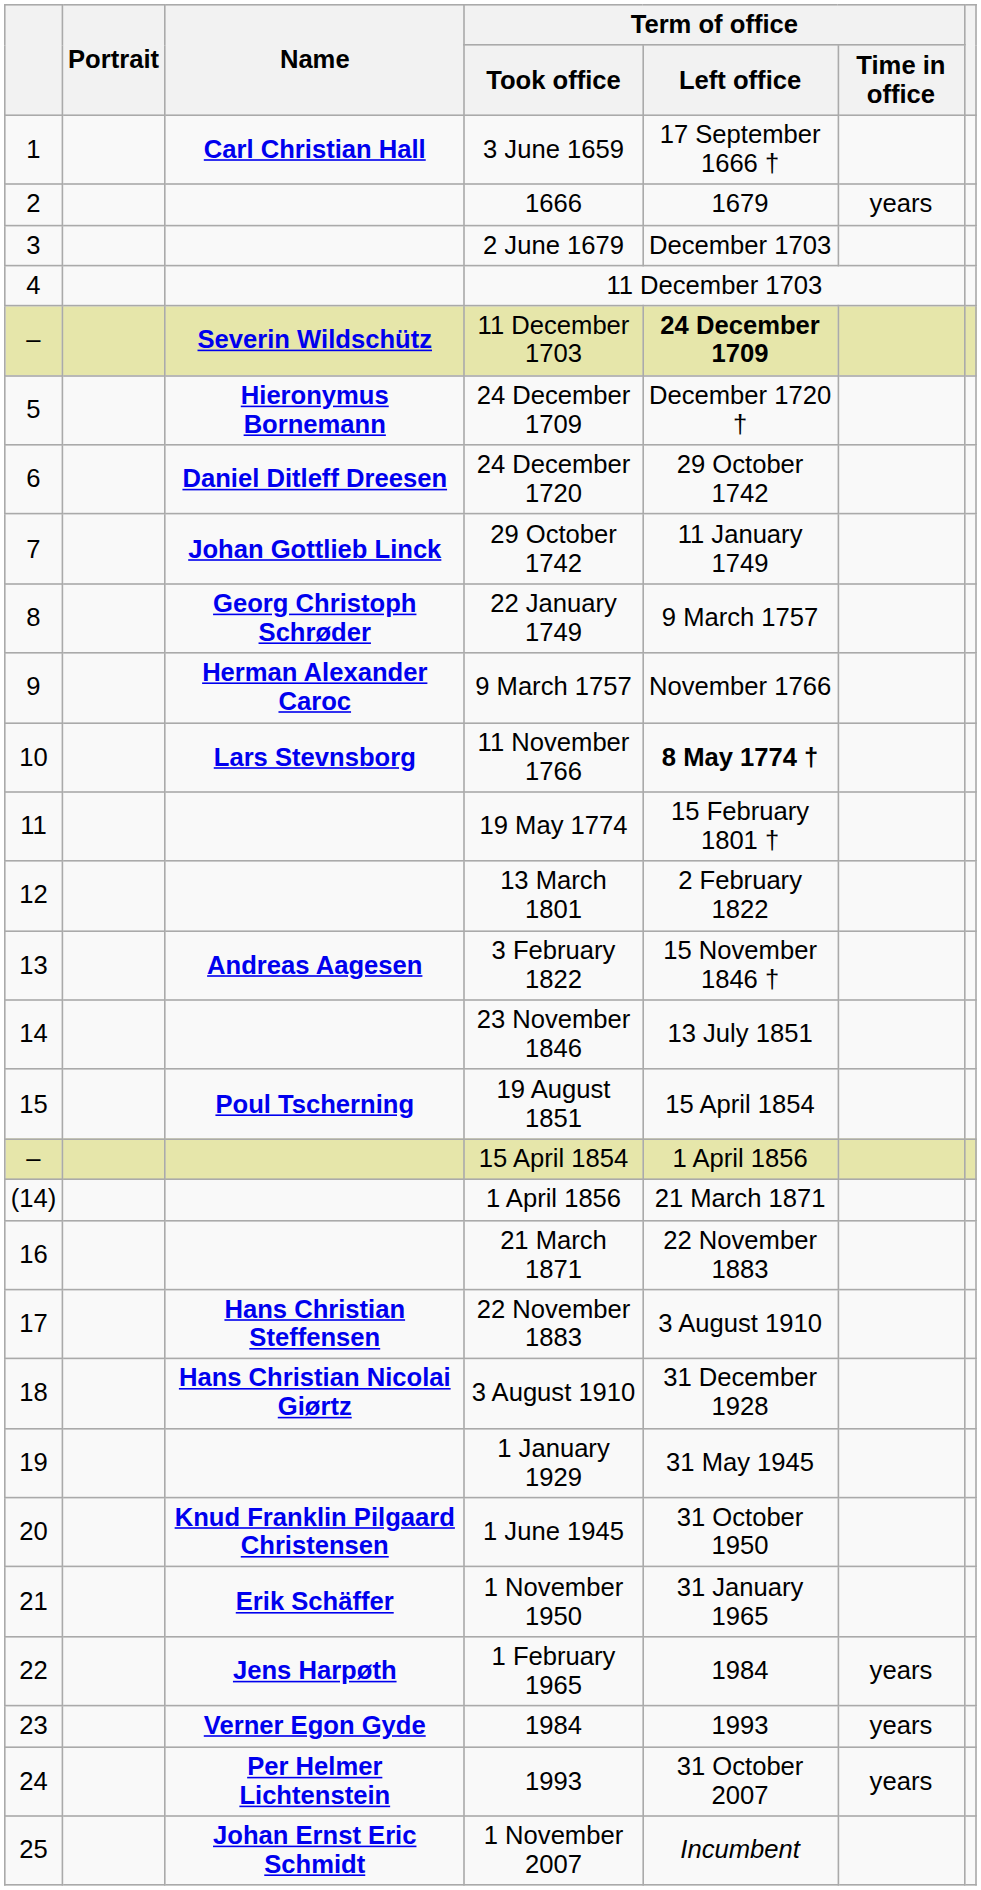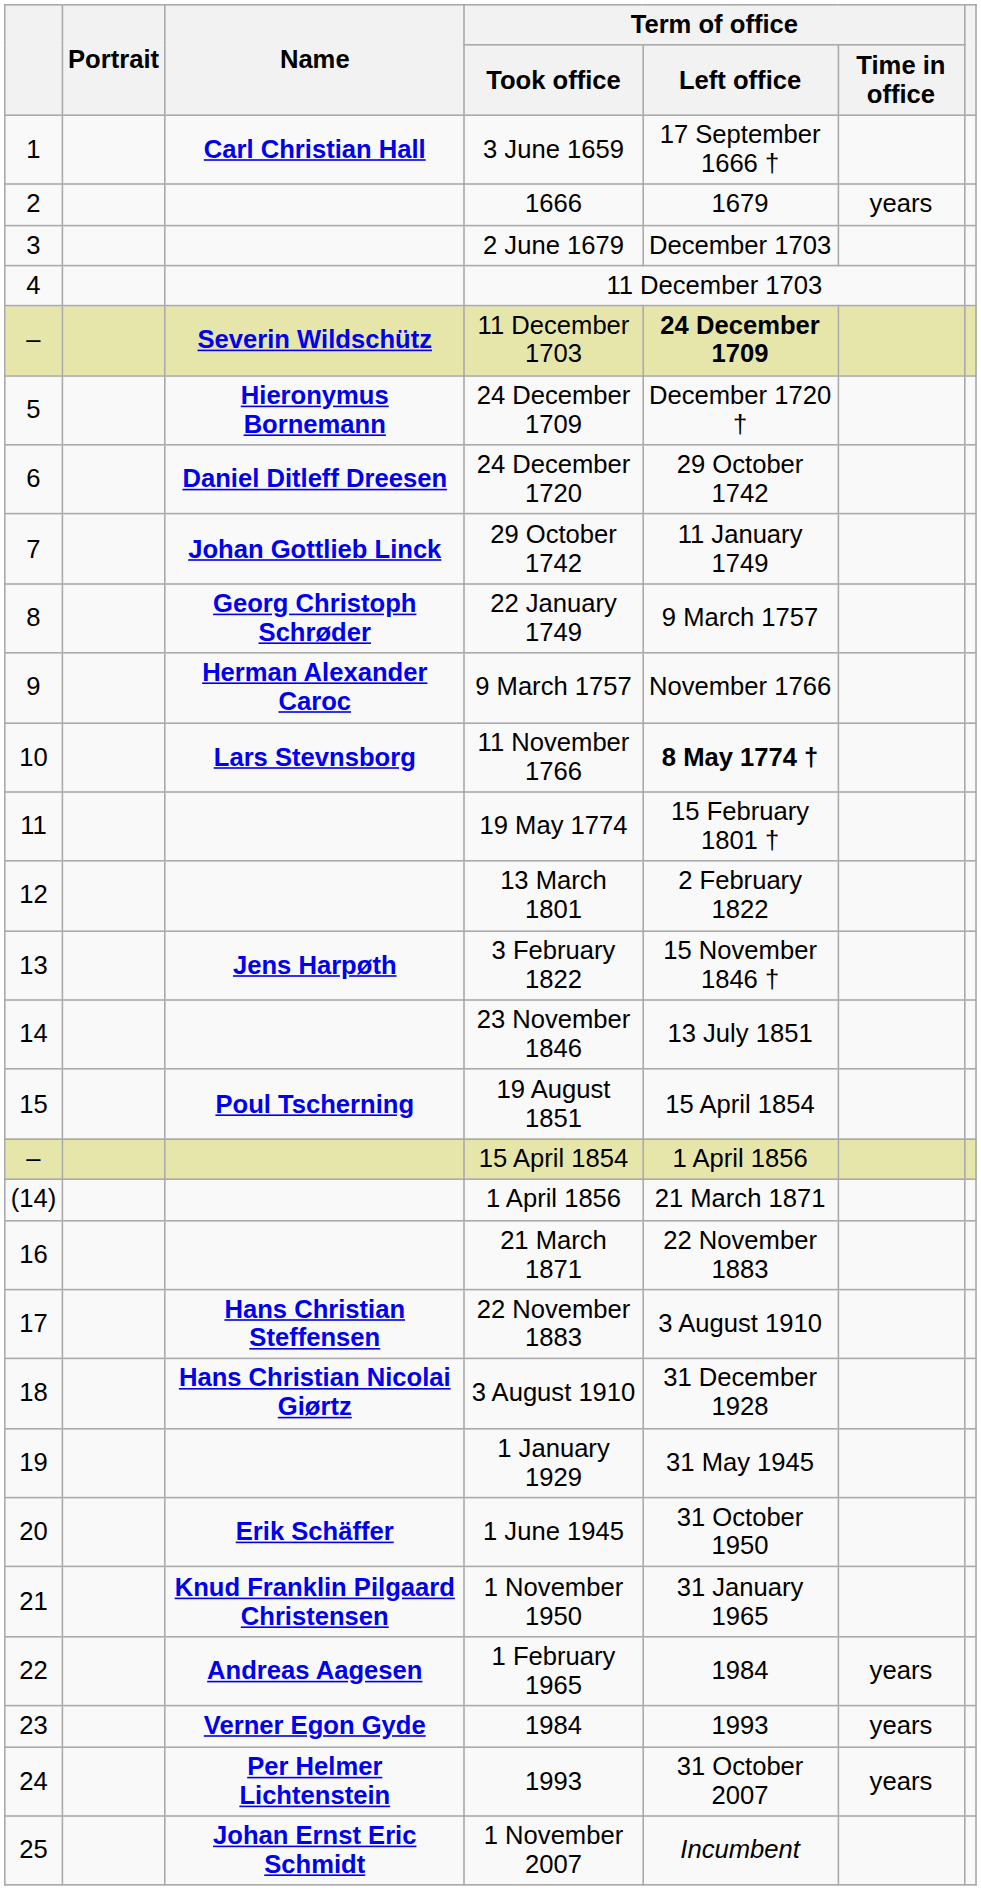(315, 965) Andreas Aagesen -> (315, 965) Jens Harpøth
(315, 1532) Knud Franklin Pilgaard Christensen -> (315, 1532) Erik Schäffer
(315, 1601) Erik Schäffer -> (315, 1601) Knud Franklin Pilgaard Christensen
(315, 1670) Jens Harpøth -> (315, 1670) Andreas Aagesen
